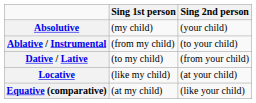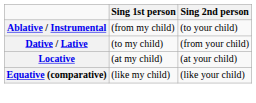- row: (57, 28)
(141, 75) (like my child) -> (137, 59) (at my child)
(137, 91) (at my child) -> (141, 75) (like my child)
